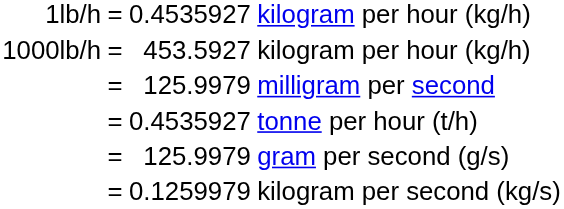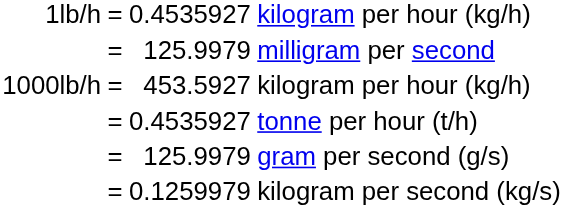rows swapped: (197, 85) <-> (197, 50)
